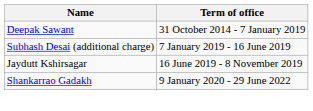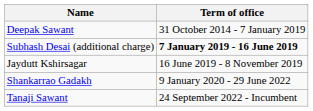(225, 47) normal -> (228, 47) bold
+ row: (37, 98)
